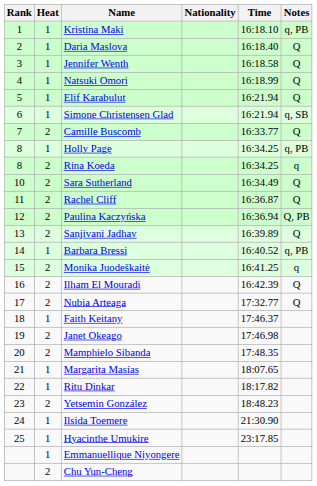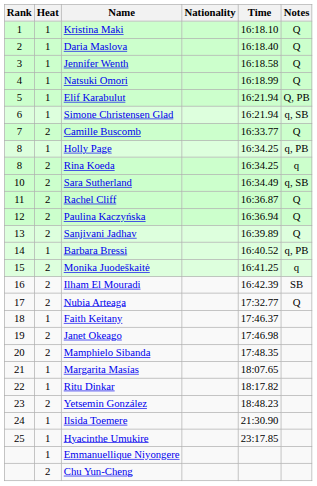(297, 30) q, PB -> (297, 30) Q
(297, 98) Q -> (297, 98) Q, PB
(297, 183) Q -> (297, 183) q, SB
(297, 217) Q, PB -> (297, 217) Q
(297, 285) Q -> (297, 285) SB
